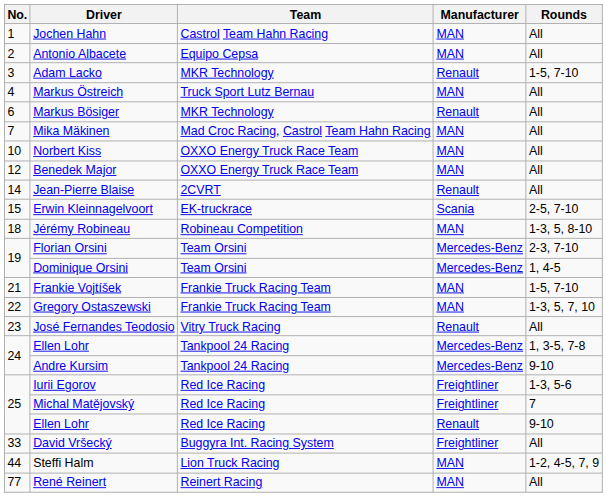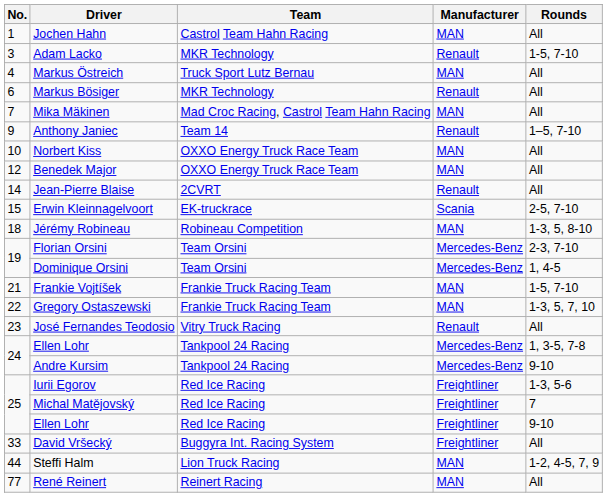- row: (11, 53)
+ row: (11, 131)
(458, 423) Renault -> (467, 423) Freightliner
